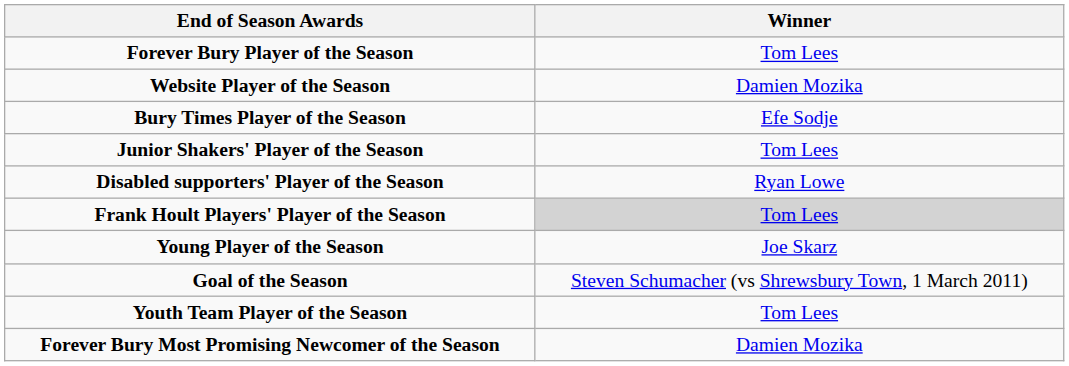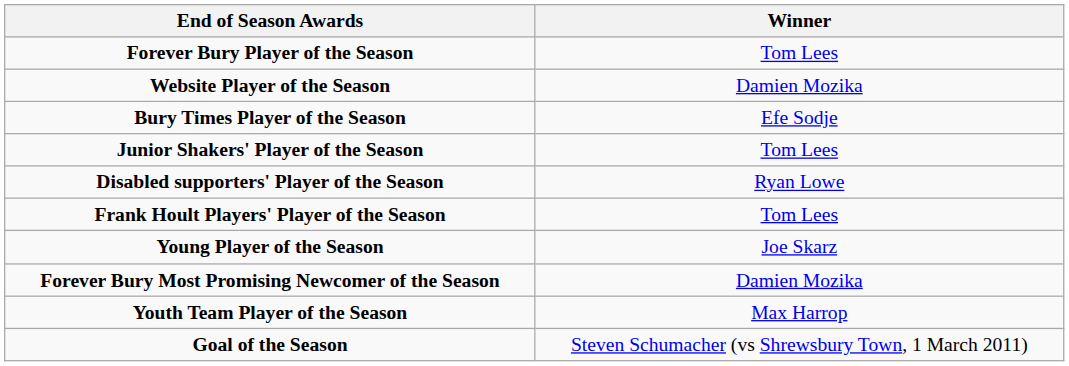(799, 214) lightgrey background -> (799, 214) no background
rows swapped: (270, 344) <-> (270, 279)
(799, 311) Tom Lees -> (799, 311) Max Harrop
